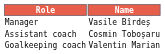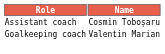- row: (22, 22)
